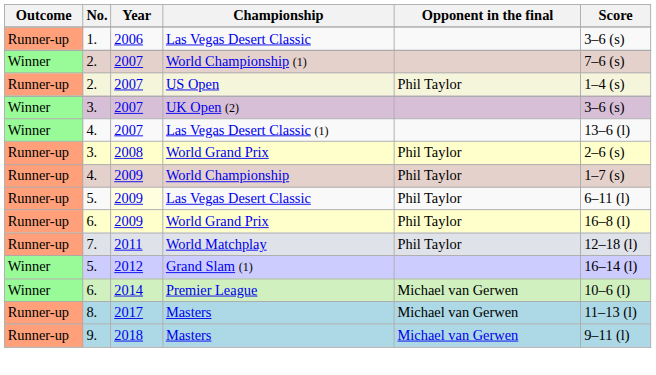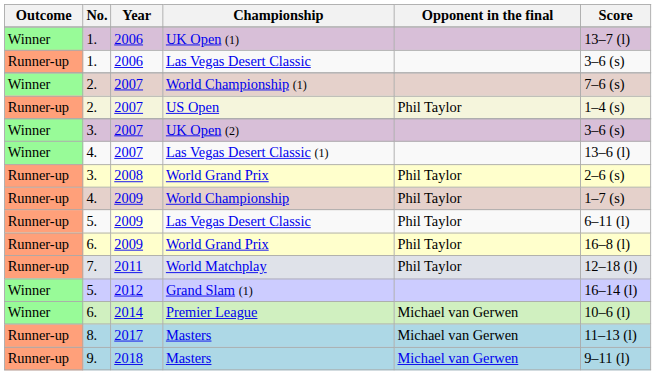+ row: (92, 38)
